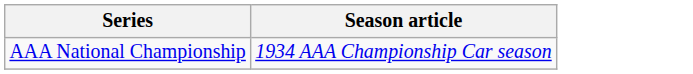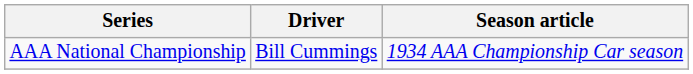+ column: (316, 20)
